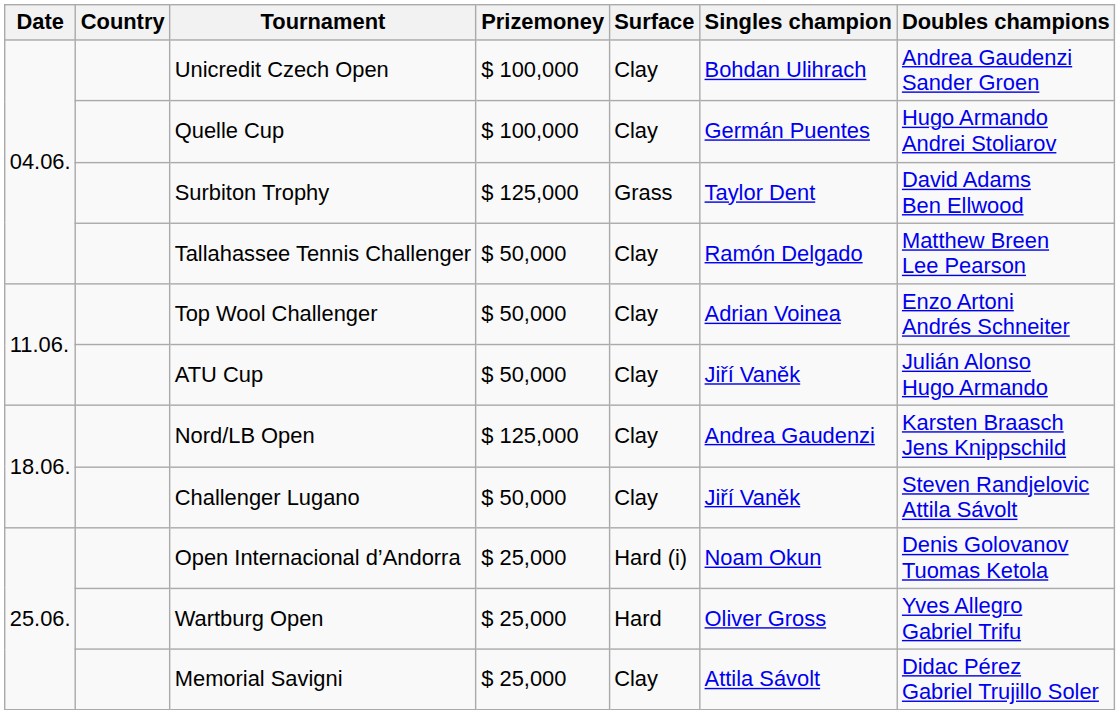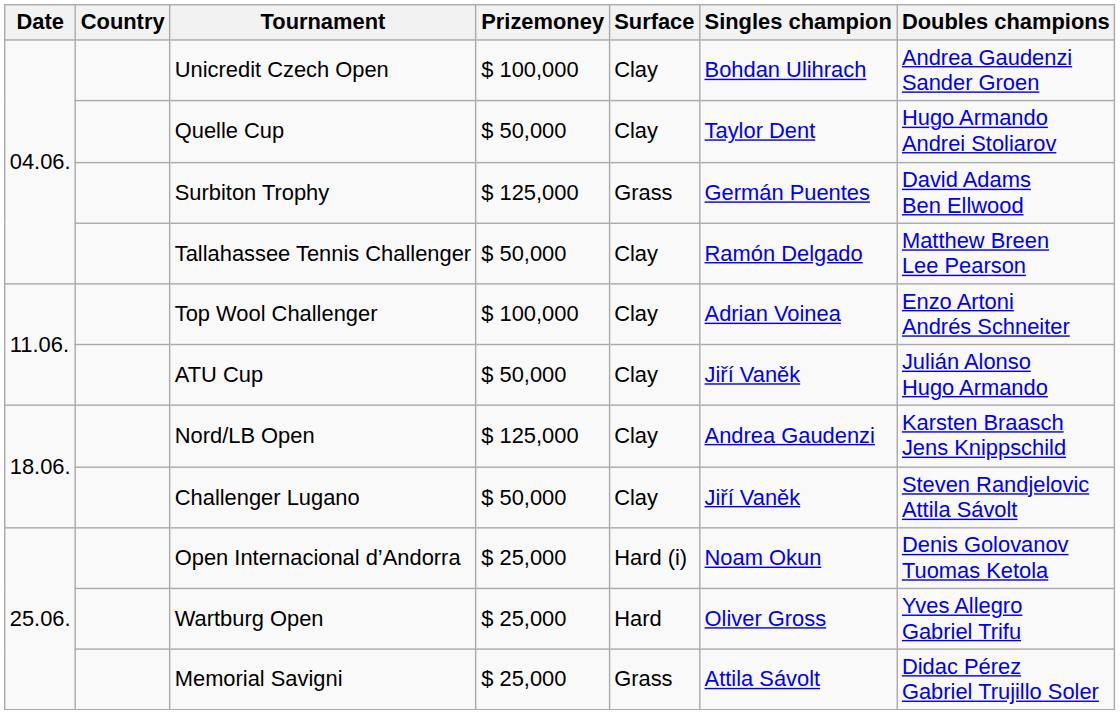(530, 130) $ 100,000 -> (524, 130) $ 50,000
(787, 130) Germán Puentes -> (760, 130) Taylor Dent
(760, 191) Taylor Dent -> (787, 191) Germán Puentes
(524, 313) $ 50,000 -> (530, 313) $ 100,000
(636, 678) Clay -> (643, 678) Grass
